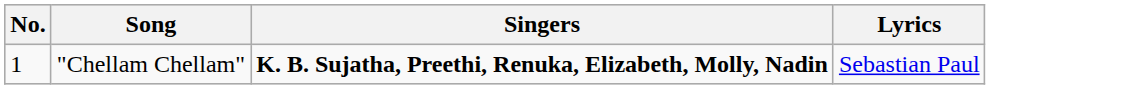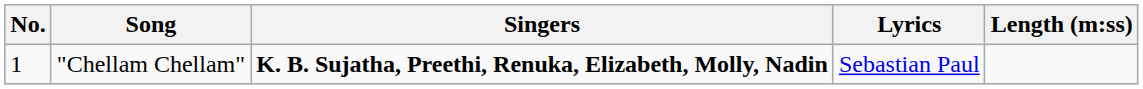+ column: (1062, 24)
